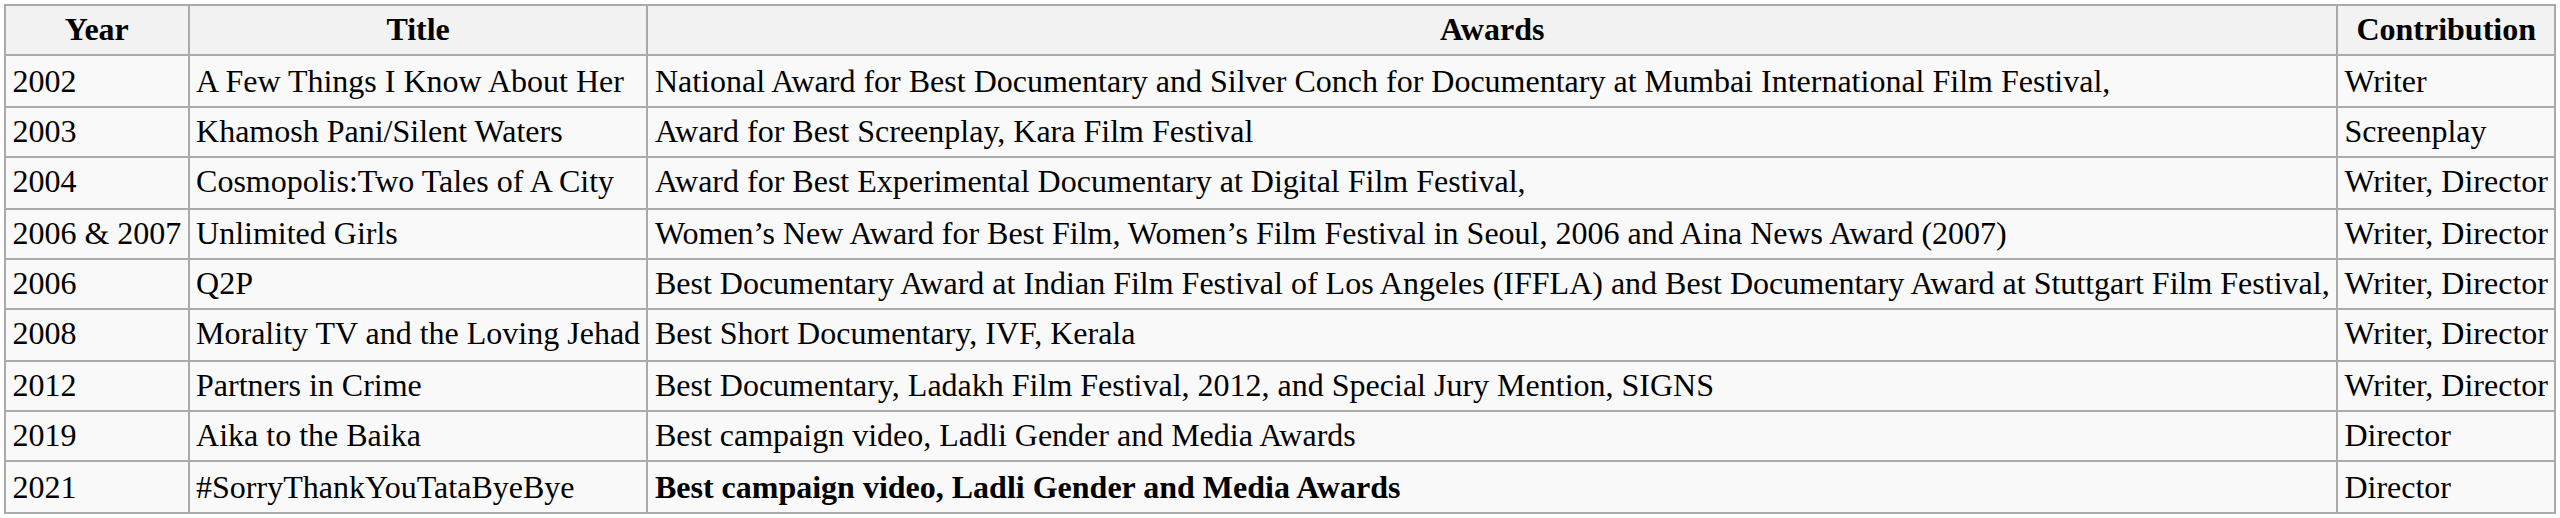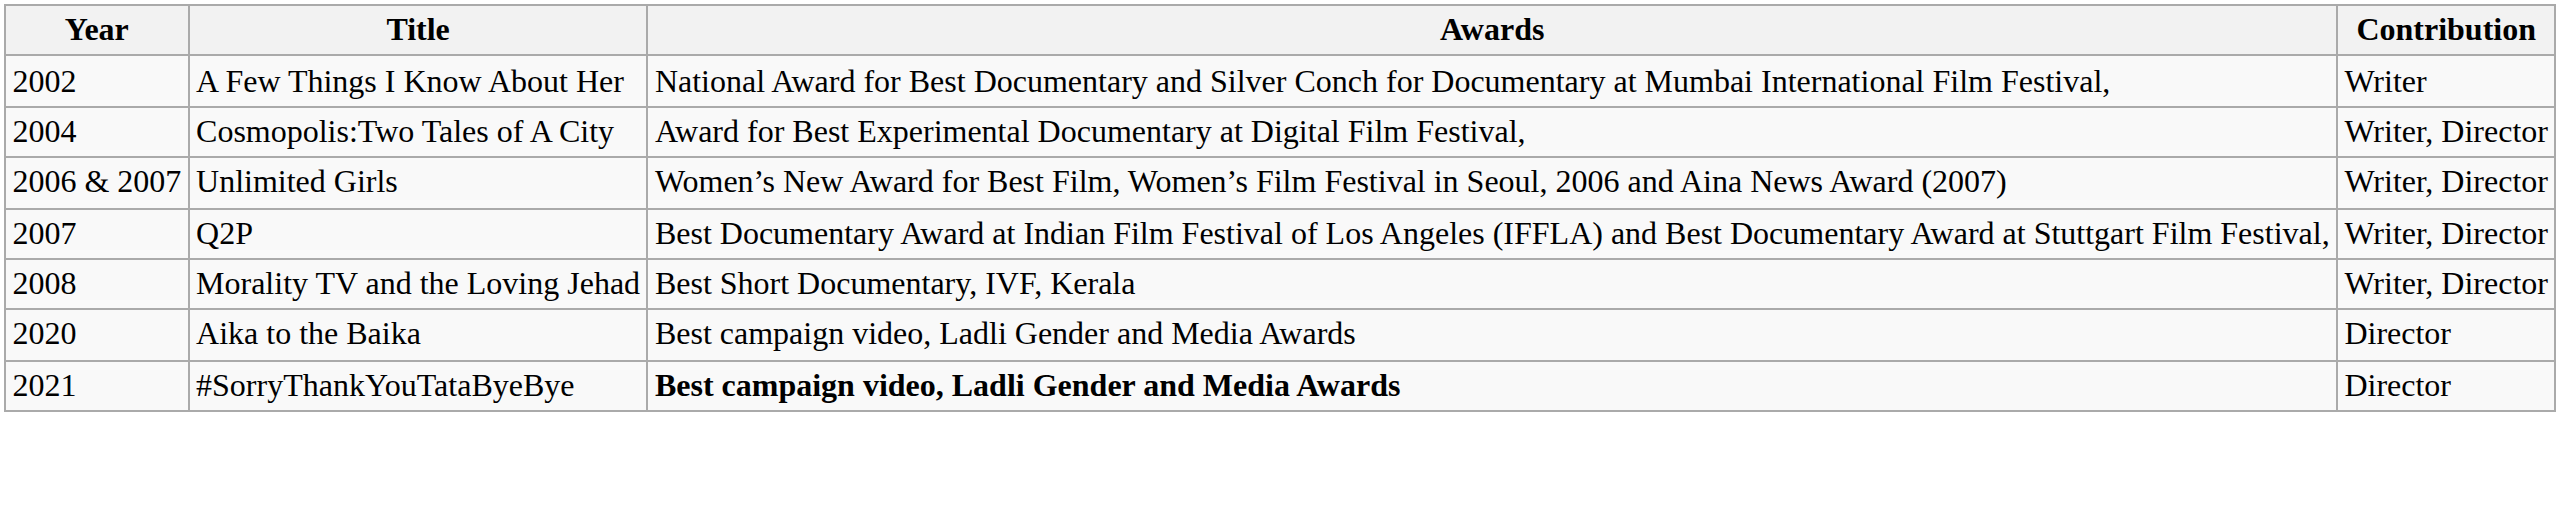- row: (379, 131)
(44, 283) 2006 -> (44, 232) 2007
- row: (309, 385)
(44, 435) 2019 -> (44, 334) 2020
